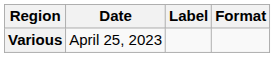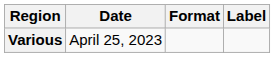columns swapped: (241, 16) <-> (189, 16)
